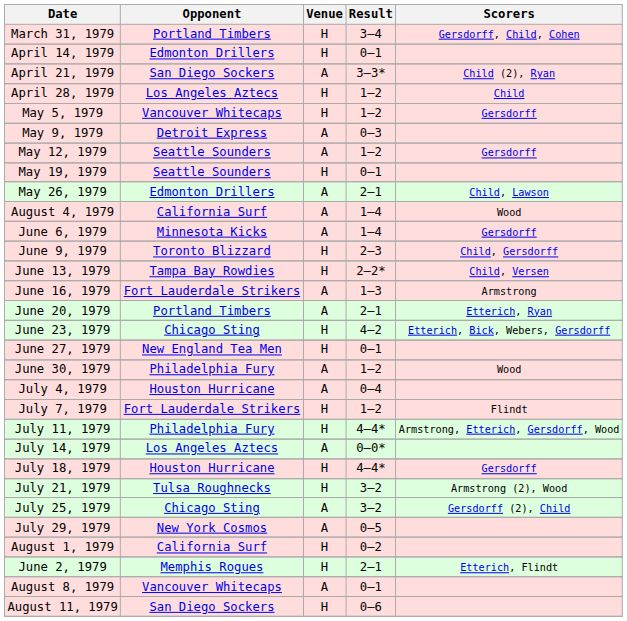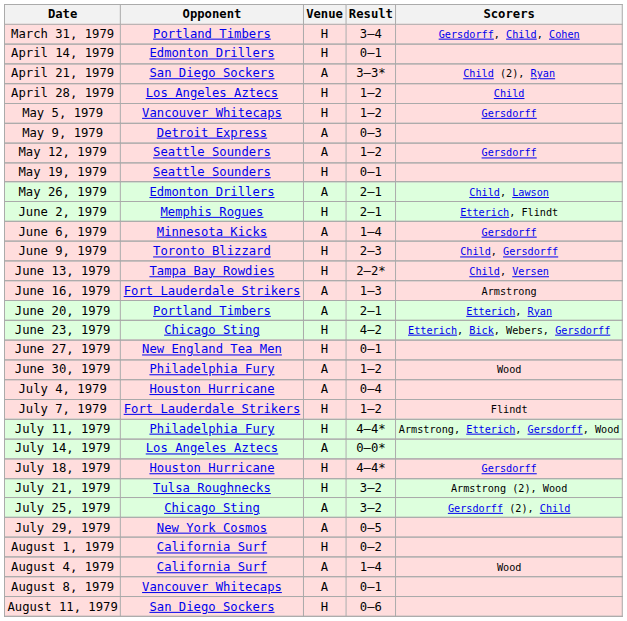rows swapped: (63, 567) <-> (63, 212)
